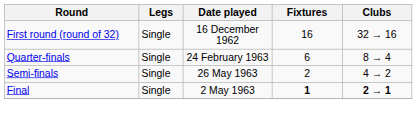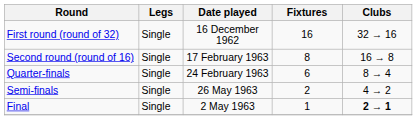+ row: (70, 57)
(307, 90) bold -> (307, 106) normal
